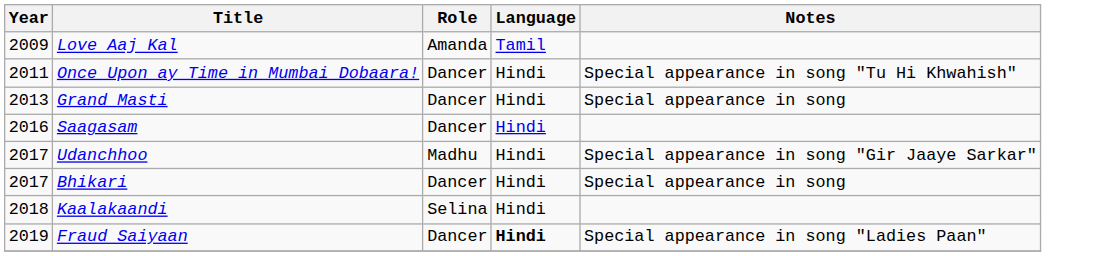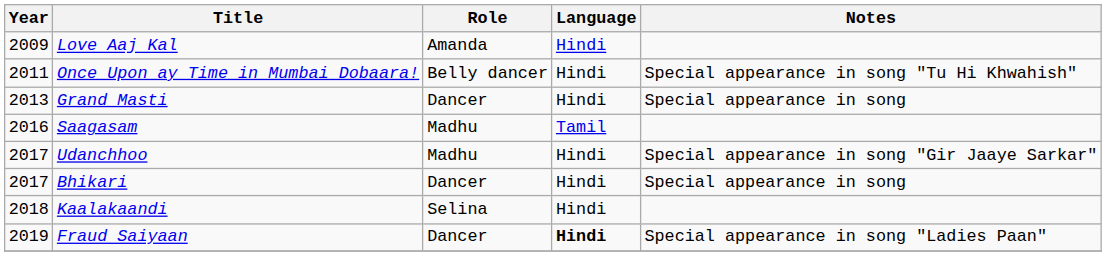(521, 46) Tamil -> (581, 46) Hindi
(457, 73) Dancer -> (488, 73) Belly dancer
(457, 128) Dancer -> (452, 128) Madhu
(521, 128) Hindi -> (581, 128) Tamil
